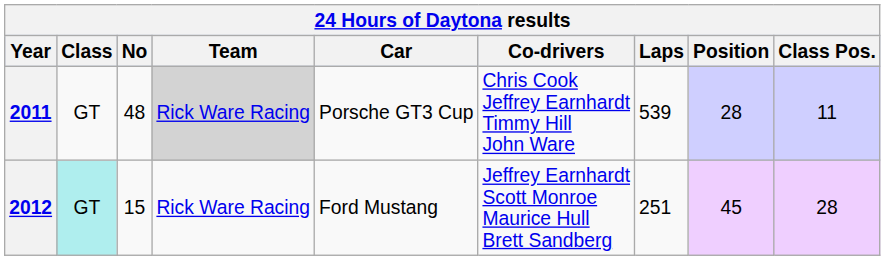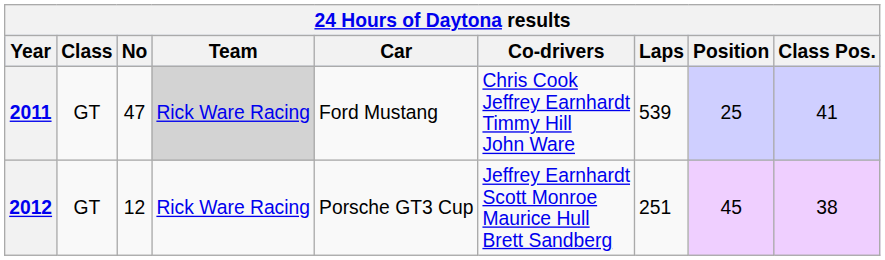(134, 113) 48 -> (134, 113) 47
(396, 113) Porsche GT3 Cup -> (379, 113) Ford Mustang
(731, 113) 28 -> (731, 113) 25
(827, 113) 11 -> (827, 113) 41
(87, 208) paleturquoise background -> (87, 208) no background
(134, 208) 15 -> (134, 208) 12
(379, 208) Ford Mustang -> (396, 208) Porsche GT3 Cup
(827, 208) 28 -> (827, 208) 38
